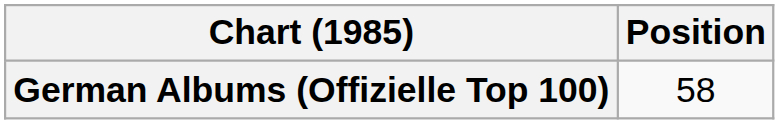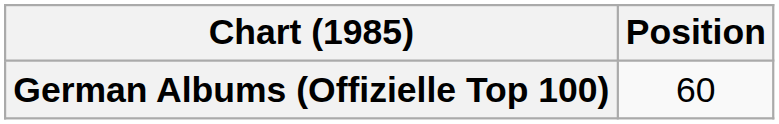(696, 88) 58 -> (696, 88) 60
